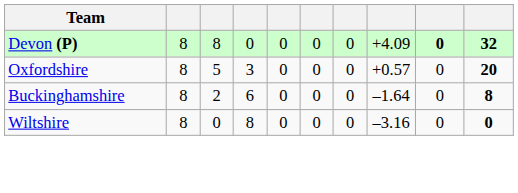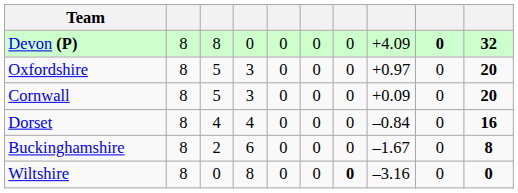(391, 69) +0.57 -> (391, 69) +0.97
+ row: (39, 95)
+ row: (30, 122)
(391, 95) –1.64 -> (391, 148) –1.67
(350, 122) normal -> (350, 174) bold
